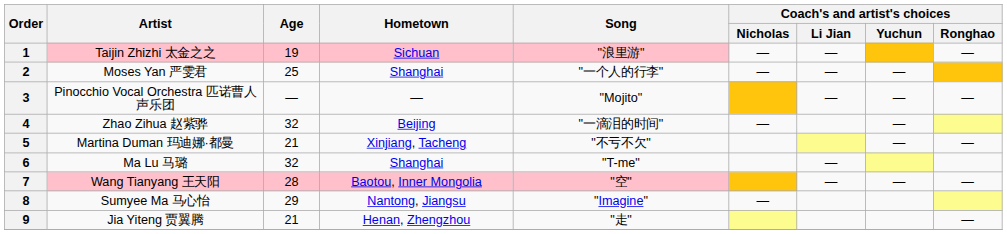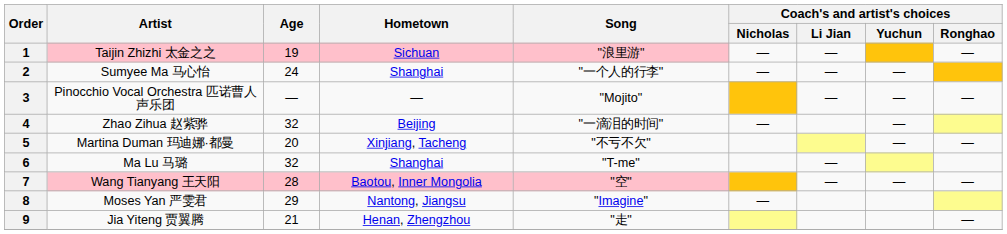(155, 72) Moses Yan 严雯君 -> (155, 72) Sumyee Ma 马心怡
(292, 72) 25 -> (292, 72) 24
(292, 143) 21 -> (292, 143) 20
(155, 201) Sumyee Ma 马心怡 -> (155, 201) Moses Yan 严雯君
